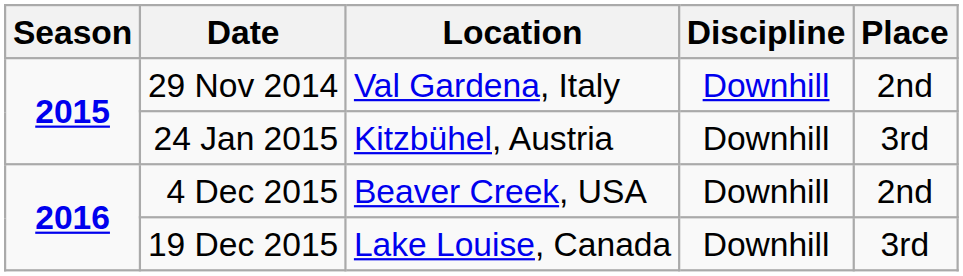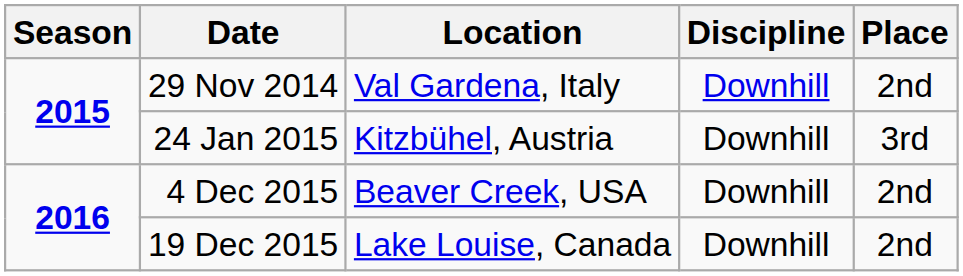(905, 245) 3rd -> (905, 245) 2nd
